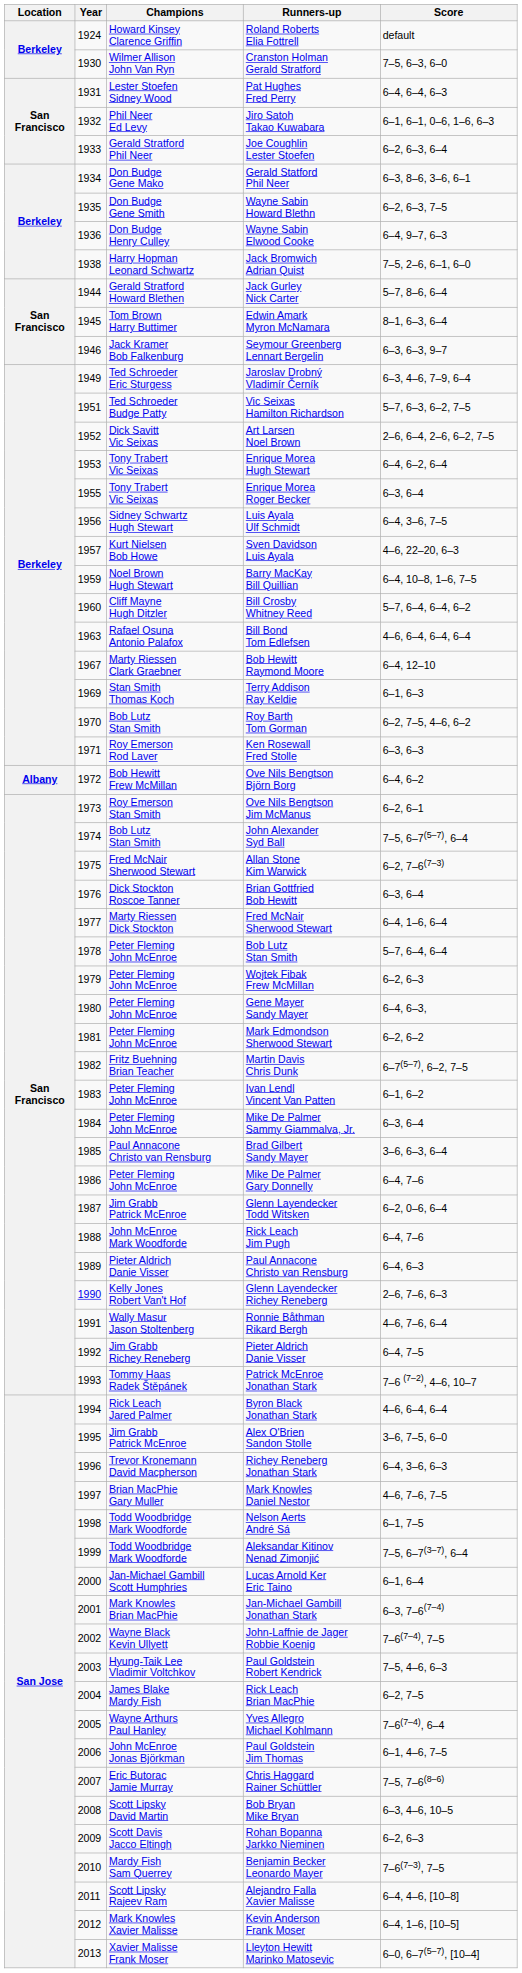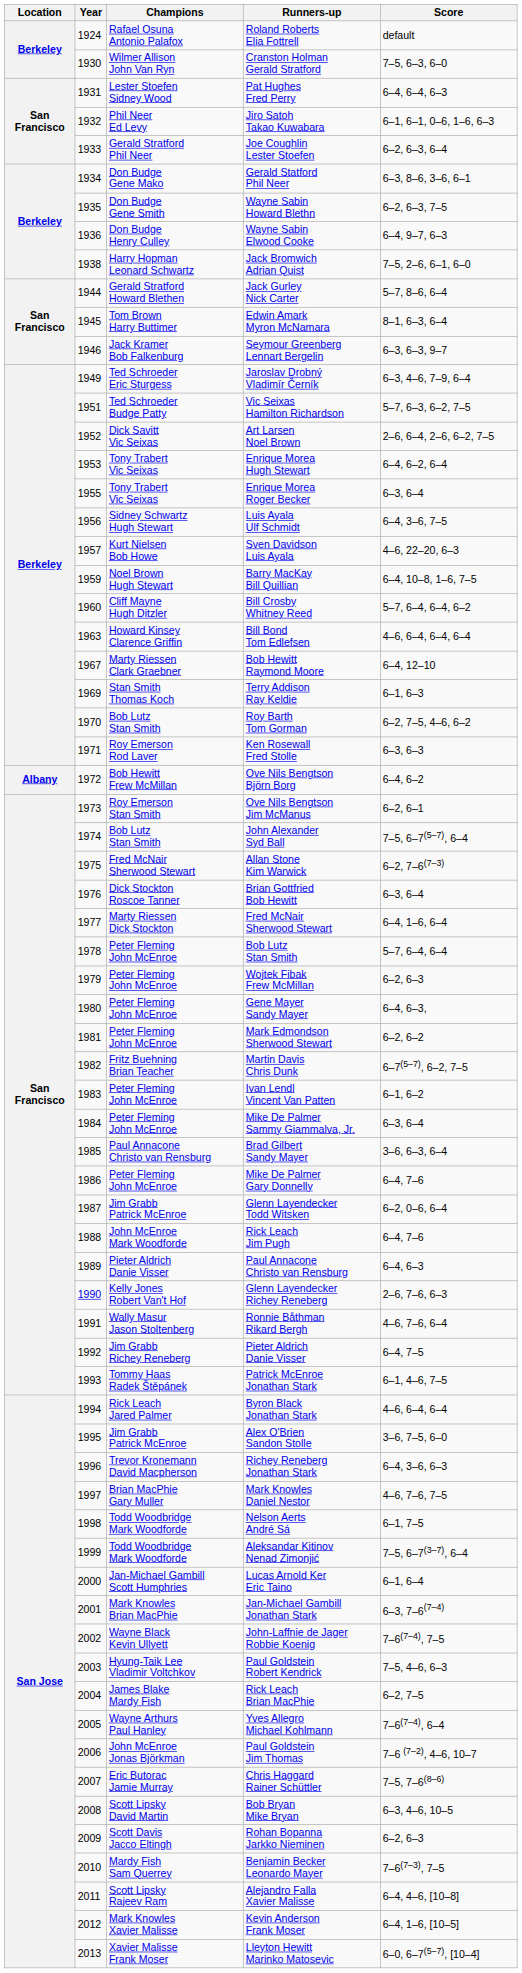(145, 35) Howard Kinsey Clarence Griffin -> (146, 35) Rafael Osuna Antonio Palafox
(146, 636) Rafael Osuna Antonio Palafox -> (145, 636) Howard Kinsey Clarence Griffin
(430, 1381) 7–6 (7–2), 4–6, 10–7 -> (415, 1381) 6–1, 4–6, 7–5
(415, 1753) 6–1, 4–6, 7–5 -> (430, 1753) 7–6 (7–2), 4–6, 10–7
